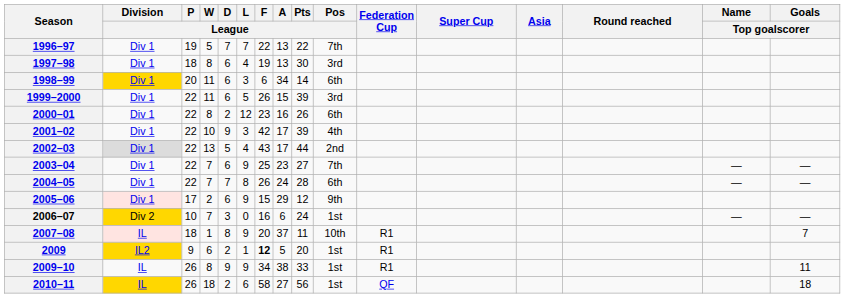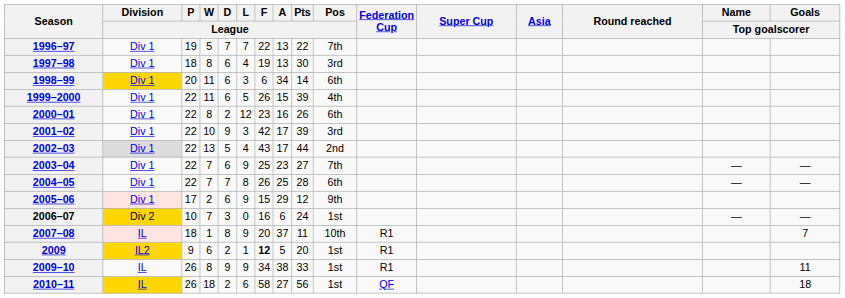(335, 98) 3rd -> (335, 98) 4th
(335, 132) 4th -> (335, 132) 3rd
(282, 183) 24 -> (282, 183) 25
